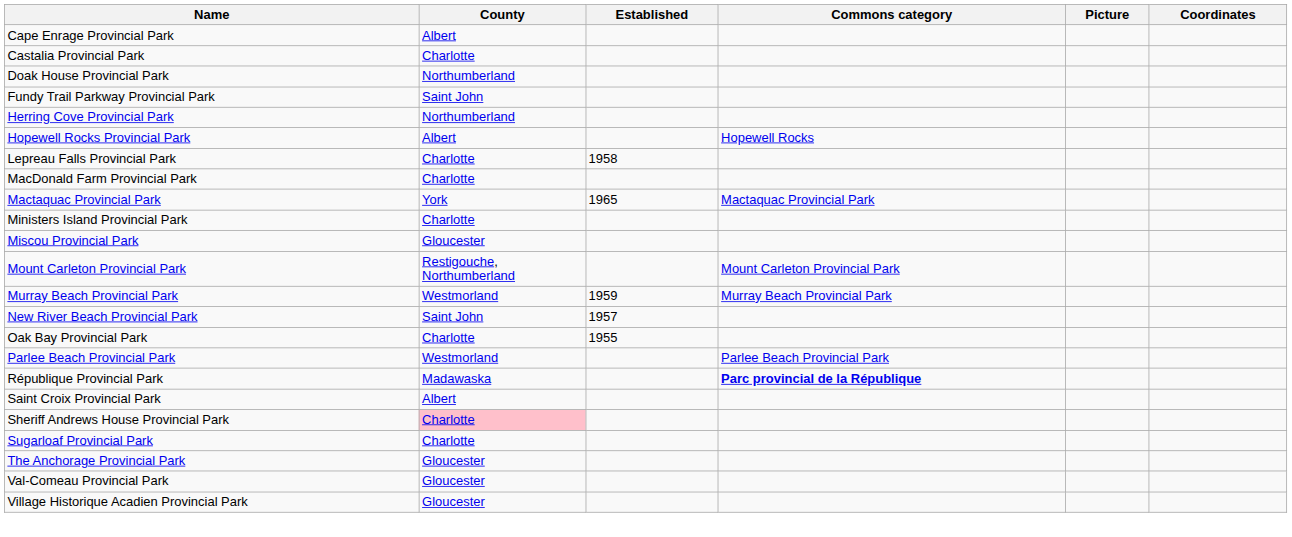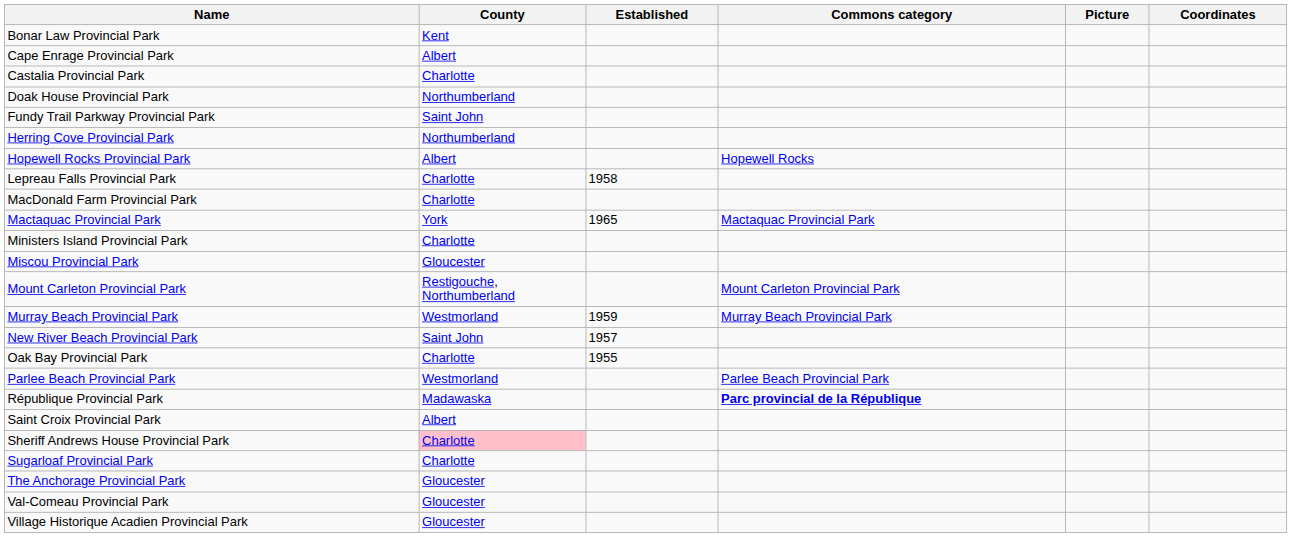+ row: (83, 35)
